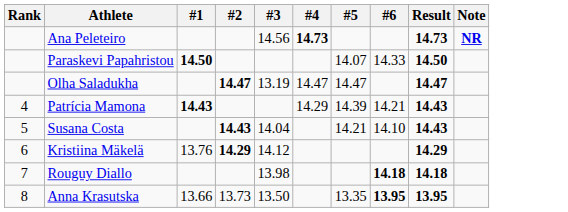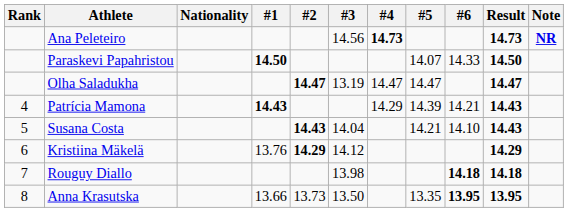+ column: (214, 15)
